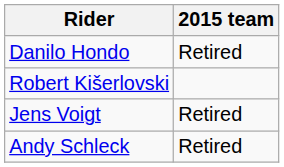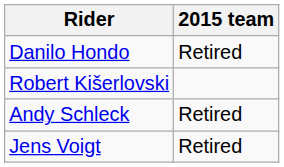rows swapped: (69, 146) <-> (55, 114)
